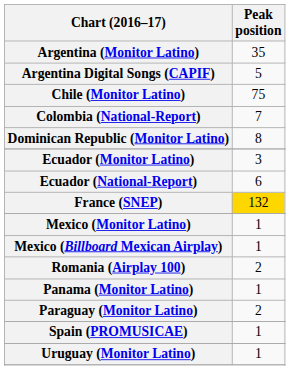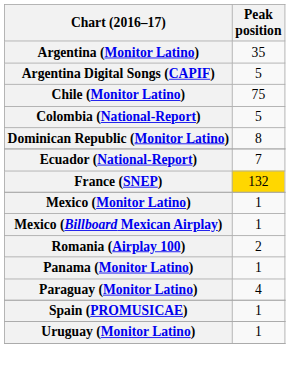(258, 116) 7 -> (258, 116) 5
- row: (118, 159)
(258, 181) 6 -> (258, 159) 7
(258, 310) 2 -> (258, 289) 4
